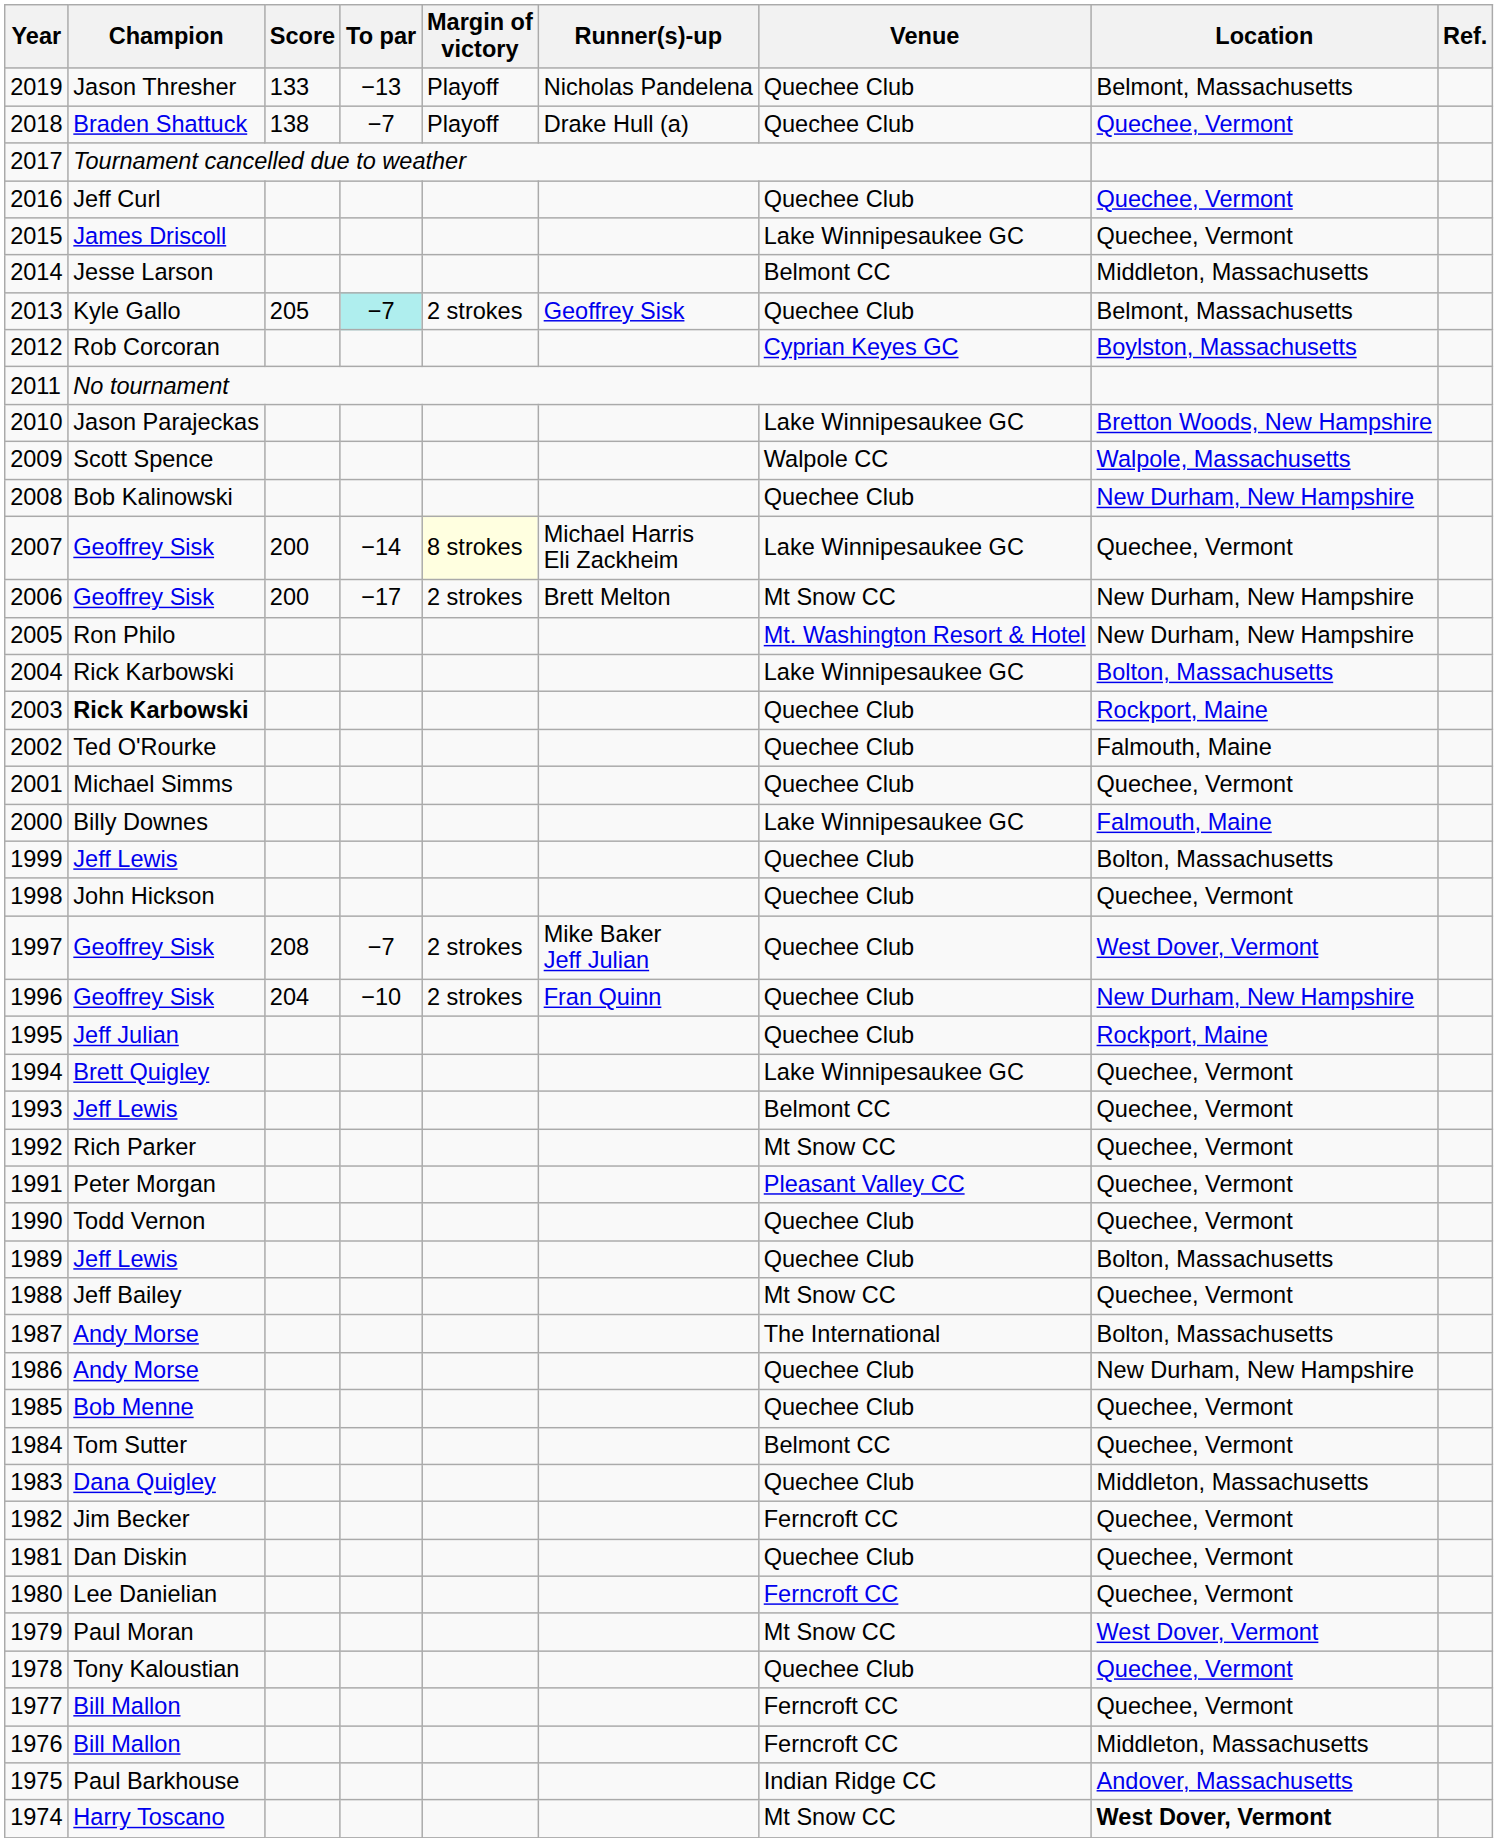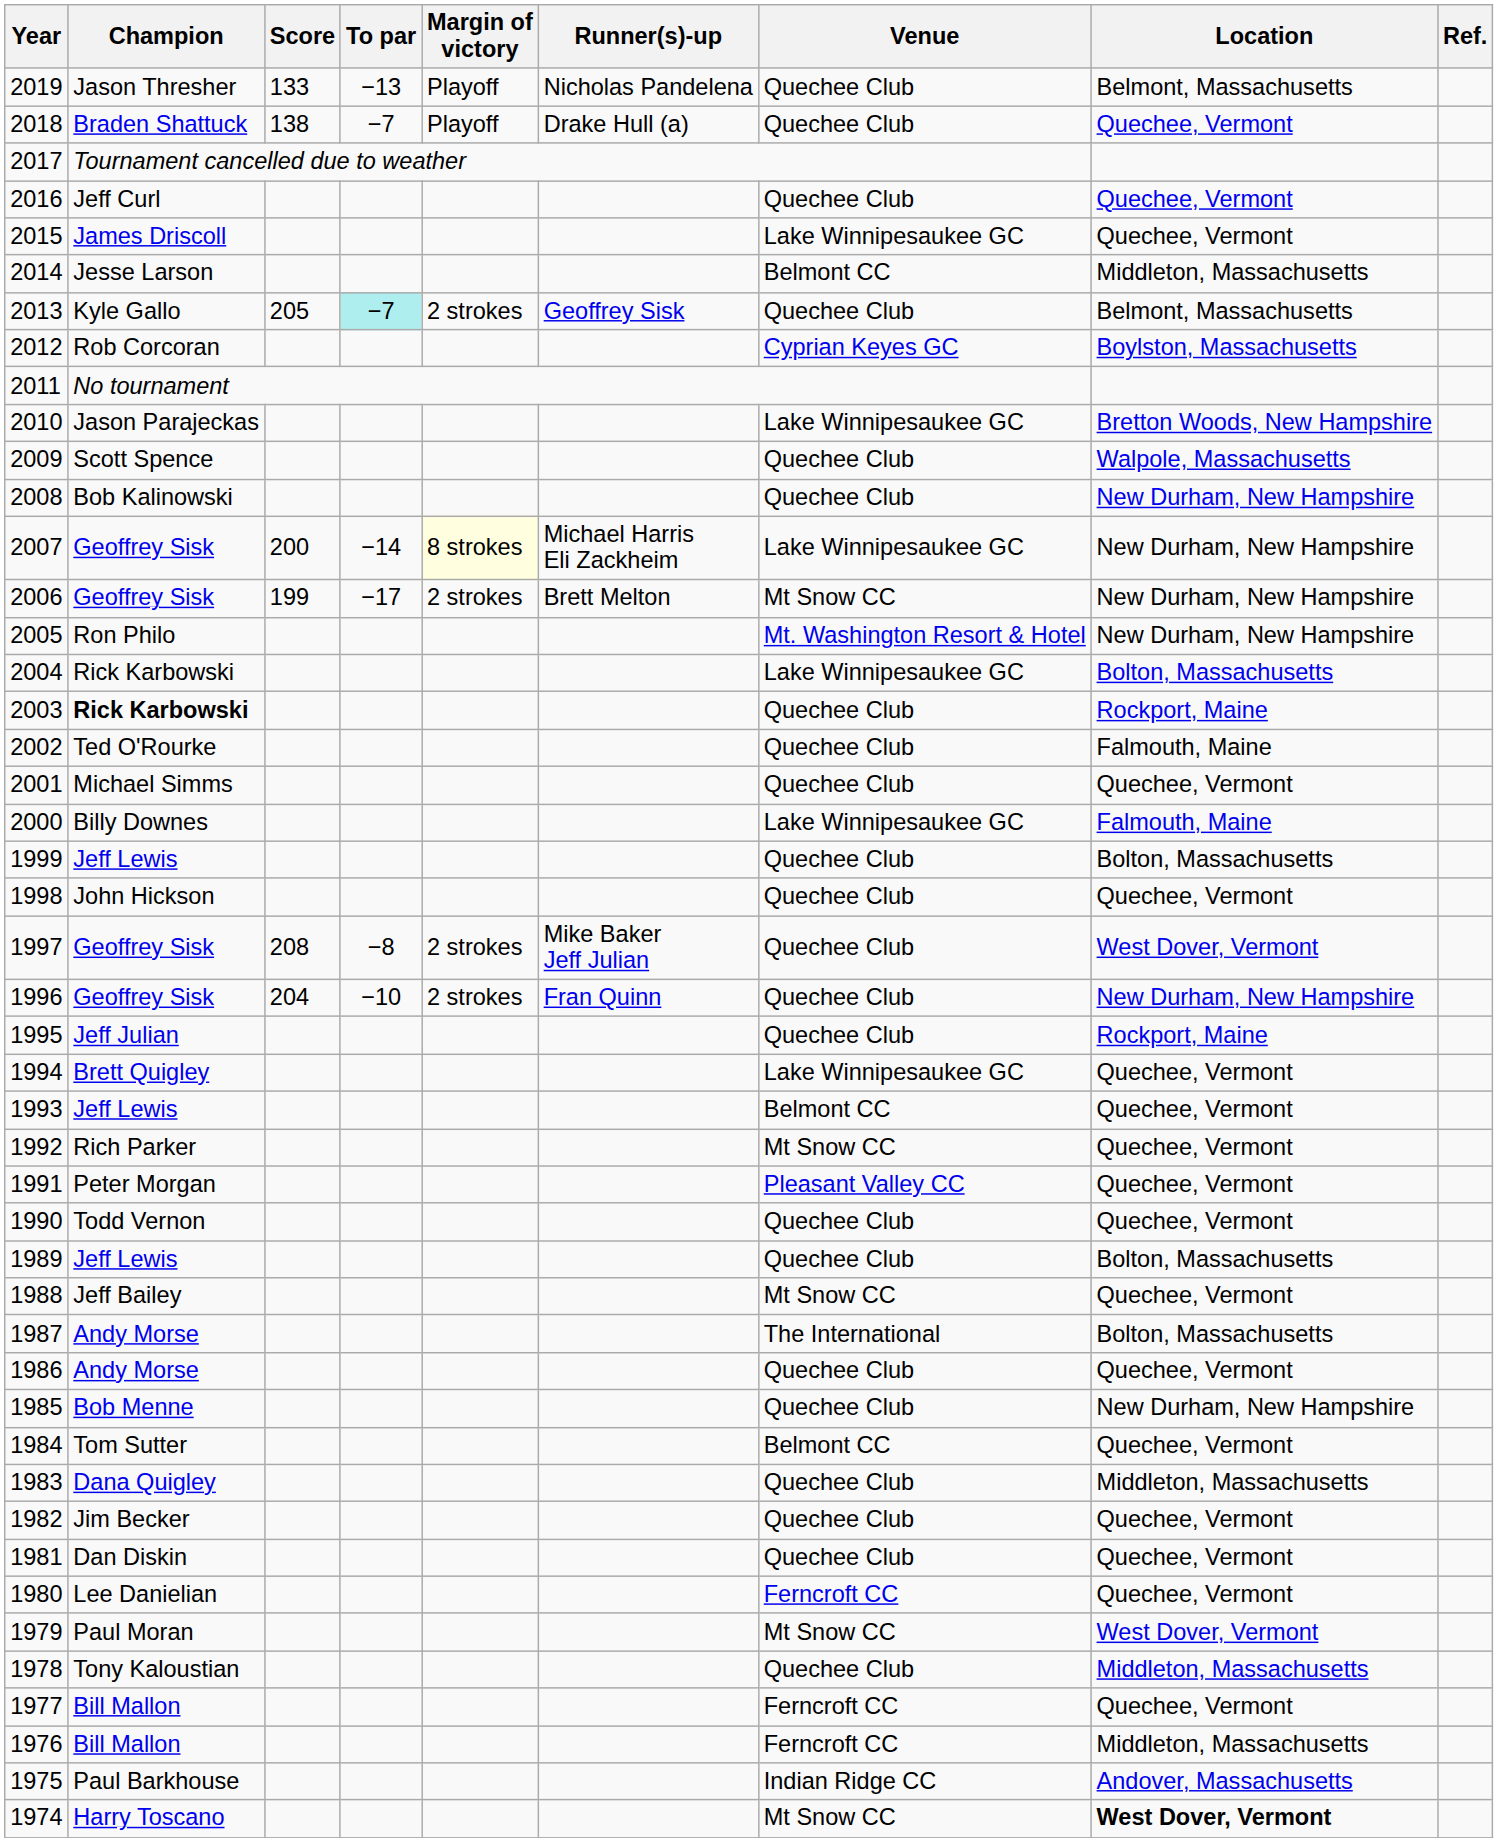(826, 459) Walpole CC -> (839, 459) Quechee Club
(1195, 547) Quechee, Vermont -> (1255, 547) New Durham, New Hampshire
(289, 598) 200 -> (289, 598) 199
(381, 947) −7 -> (381, 947) −8
(1255, 1370) New Durham, New Hampshire -> (1195, 1370) Quechee, Vermont
(1195, 1408) Quechee, Vermont -> (1255, 1408) New Durham, New Hampshire
(831, 1519) Ferncroft CC -> (839, 1519) Quechee Club
(1195, 1669) Quechee, Vermont -> (1233, 1669) Middleton, Massachusetts
